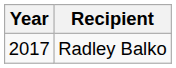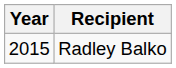(29, 48) 2017 -> (29, 48) 2015
